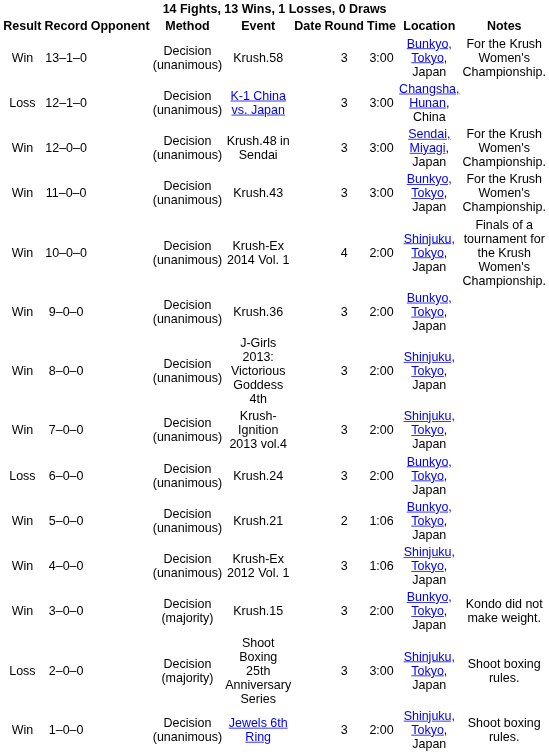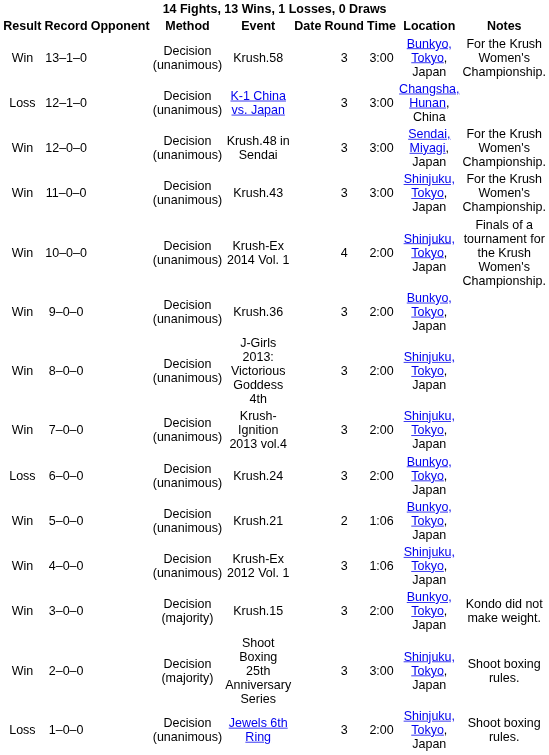(429, 193) Bunkyo, Tokyo, Japan -> (429, 193) Shinjuku, Tokyo, Japan
(22, 670) Loss -> (22, 670) Win
(22, 730) Win -> (22, 730) Loss
